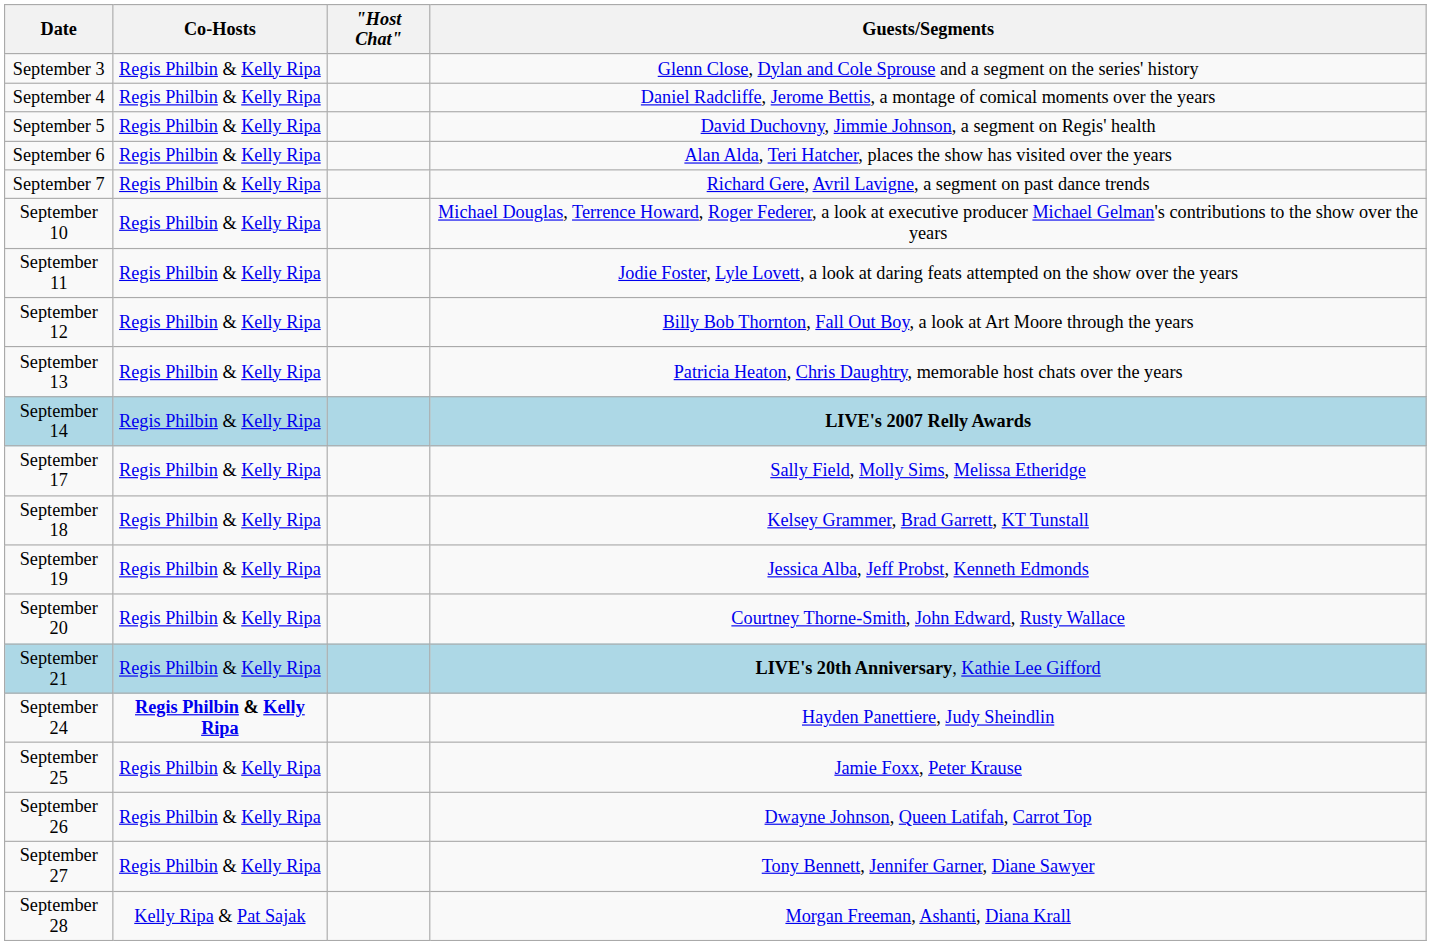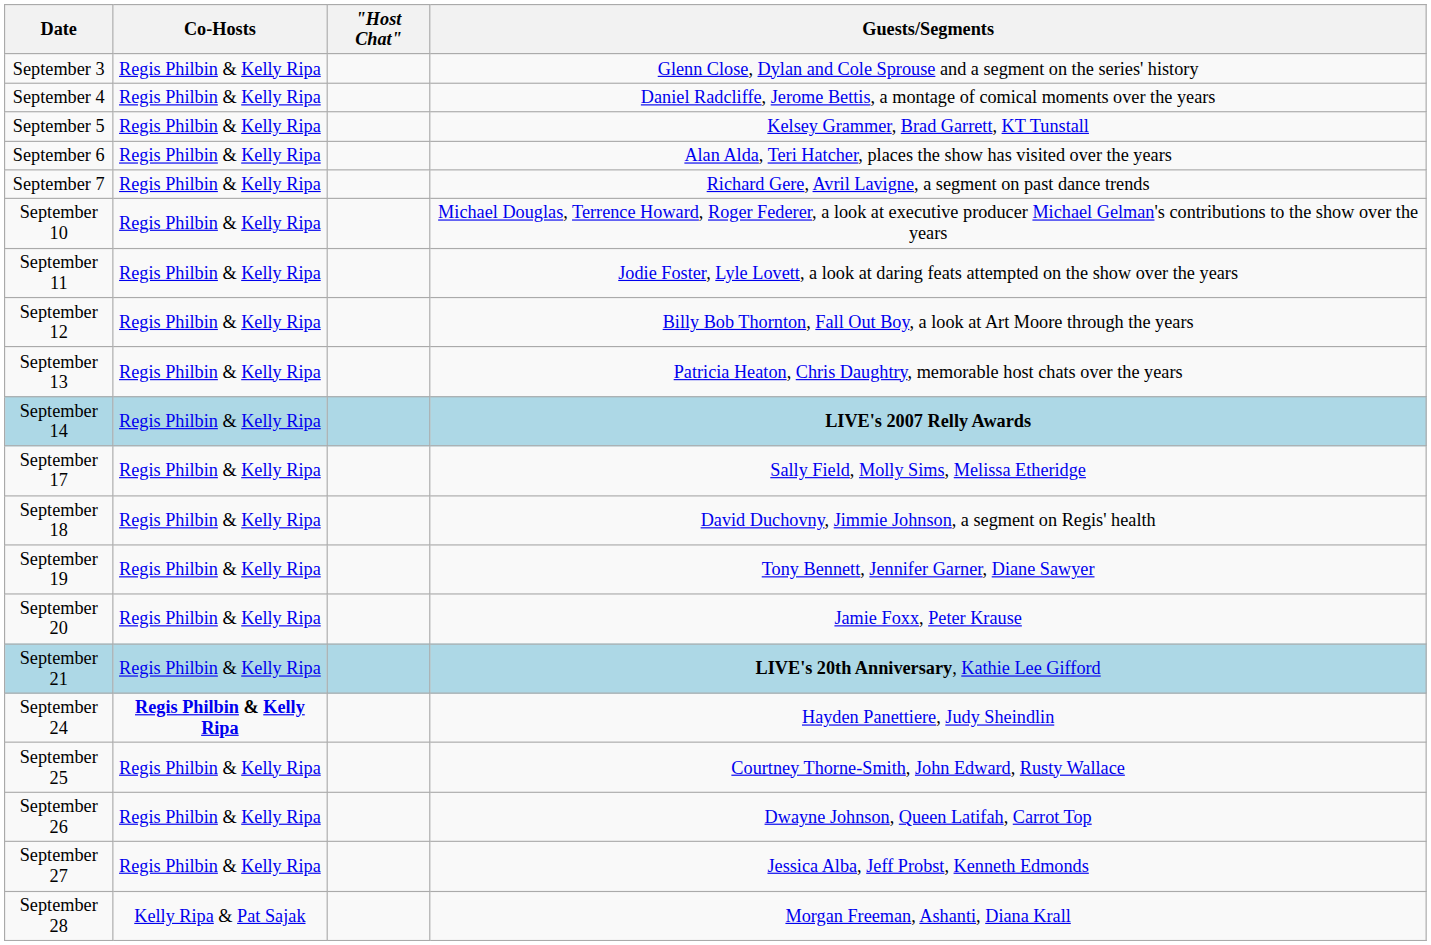(928, 126) David Duchovny, Jimmie Johnson, a segment on Regis' health -> (928, 126) Kelsey Grammer, Brad Garrett, KT Tunstall
(928, 519) Kelsey Grammer, Brad Garrett, KT Tunstall -> (928, 519) David Duchovny, Jimmie Johnson, a segment on Regis' health
(928, 569) Jessica Alba, Jeff Probst, Kenneth Edmonds -> (928, 569) Tony Bennett, Jennifer Garner, Diane Sawyer
(928, 618) Courtney Thorne-Smith, John Edward, Rusty Wallace -> (928, 618) Jamie Foxx, Peter Krause
(928, 767) Jamie Foxx, Peter Krause -> (928, 767) Courtney Thorne-Smith, John Edward, Rusty Wallace
(928, 866) Tony Bennett, Jennifer Garner, Diane Sawyer -> (928, 866) Jessica Alba, Jeff Probst, Kenneth Edmonds
